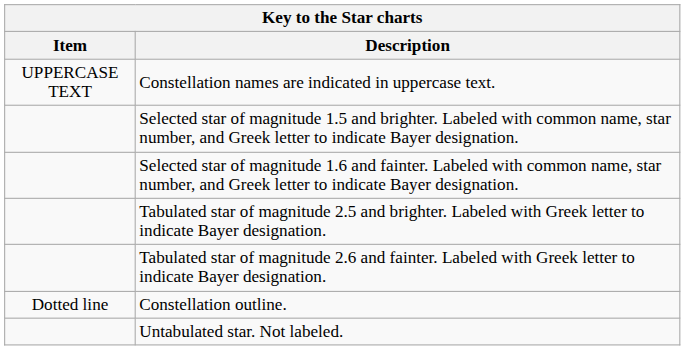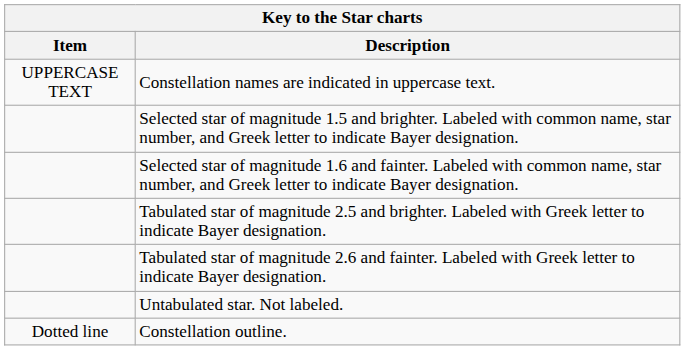rows swapped: (241, 331) <-> (213, 304)
